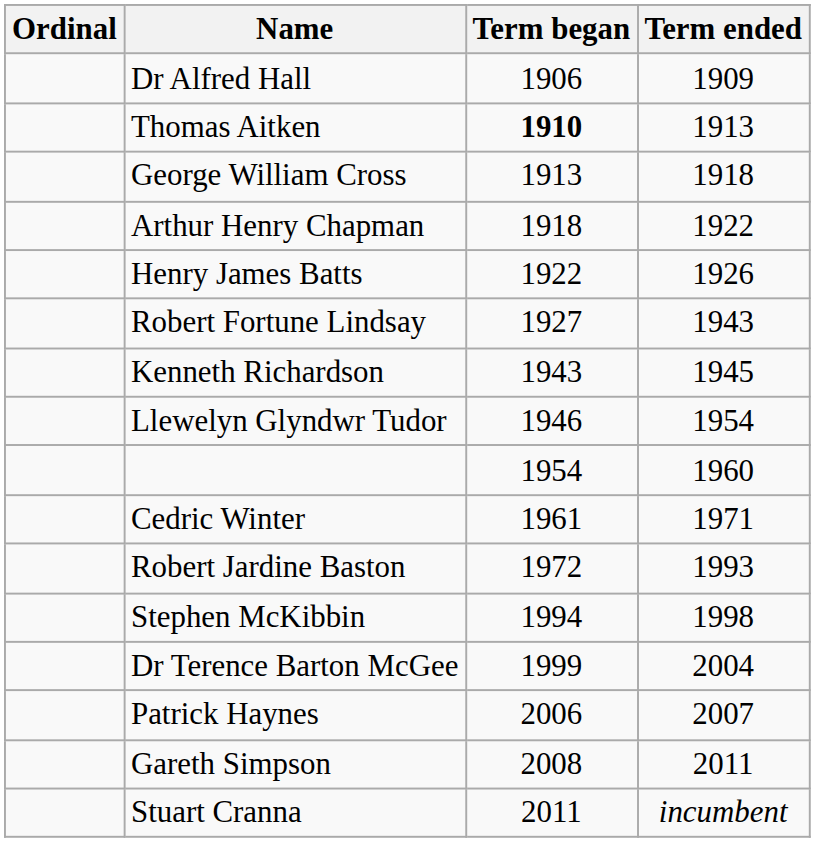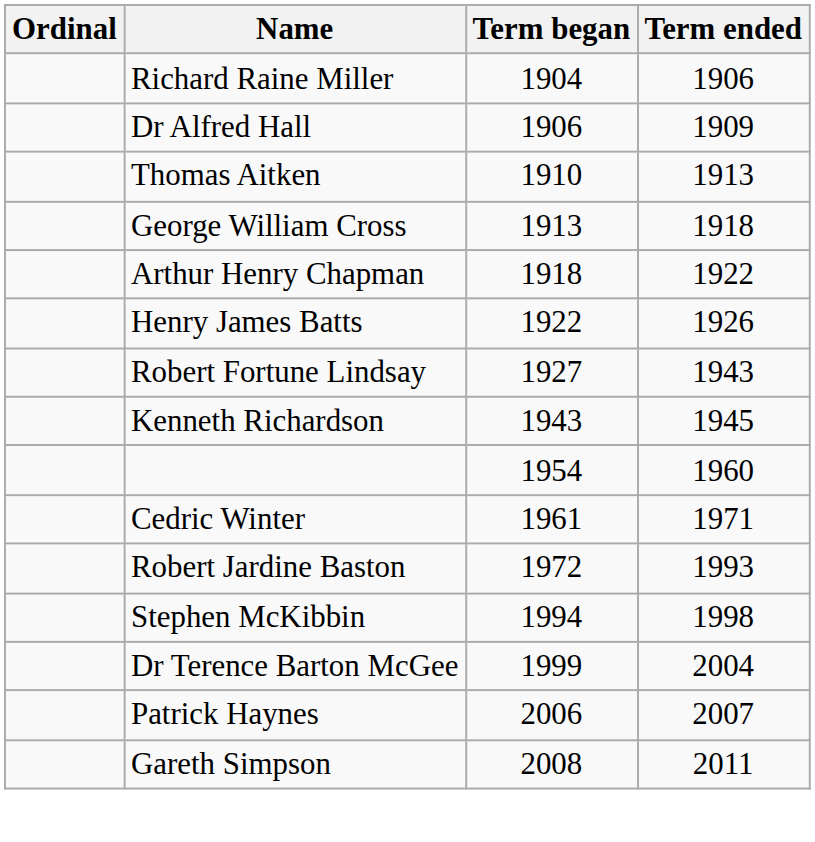+ row: (262, 77)
(551, 126) bold -> (551, 175) normal
- row: (289, 420)
- row: (216, 812)
